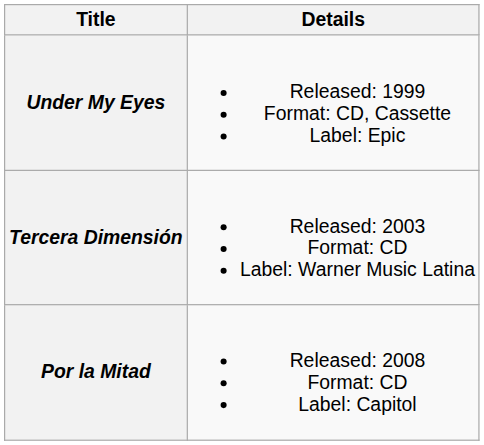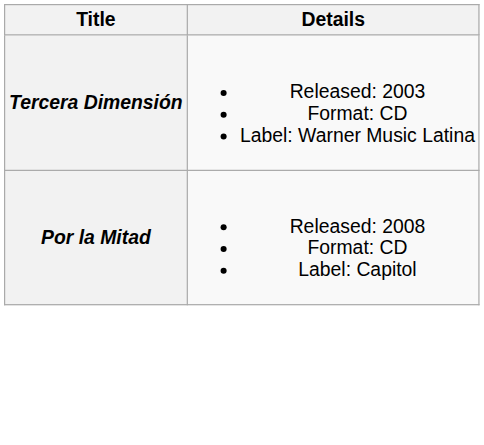- row: (96, 102)
